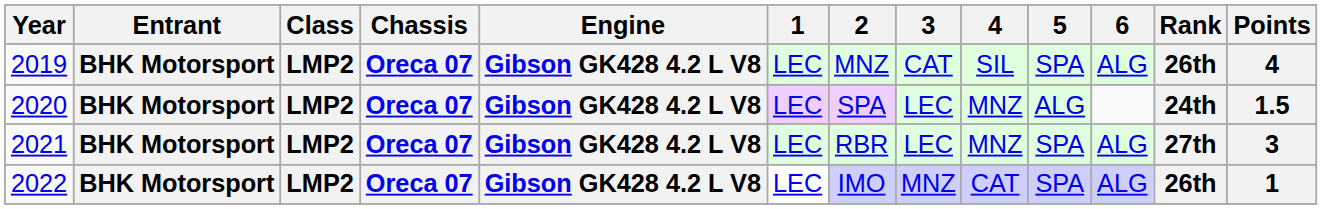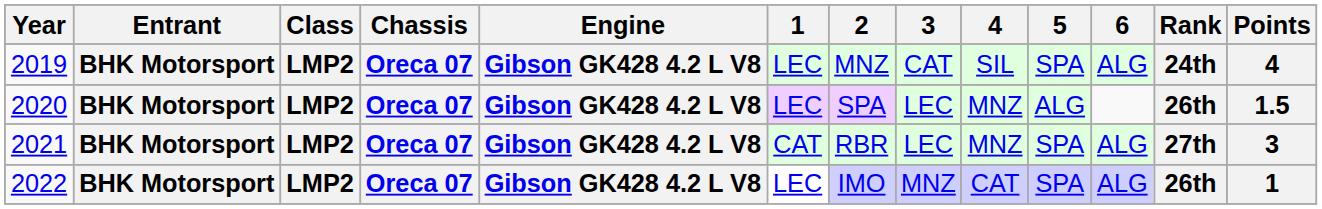(1191, 64) 26th -> (1191, 64) 24th
(1191, 104) 24th -> (1191, 104) 26th
(798, 144) LEC -> (798, 144) CAT
